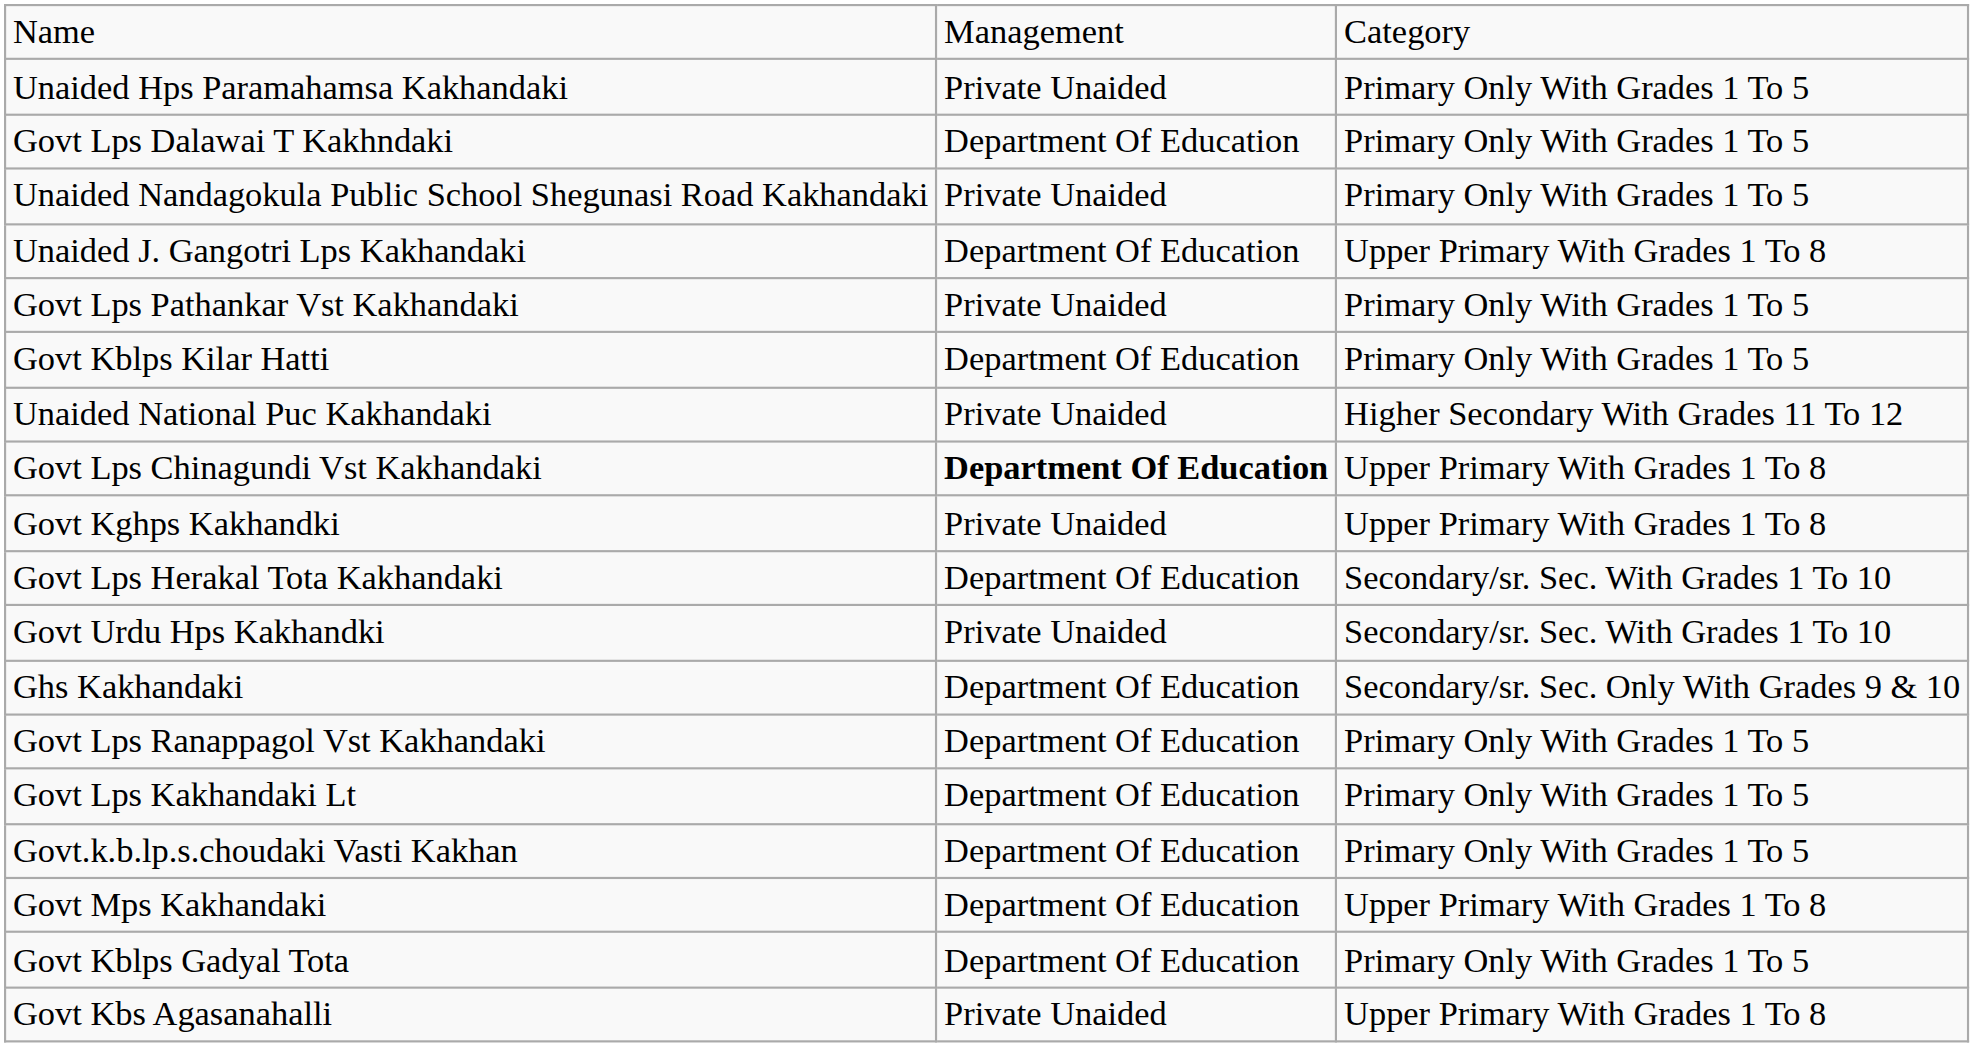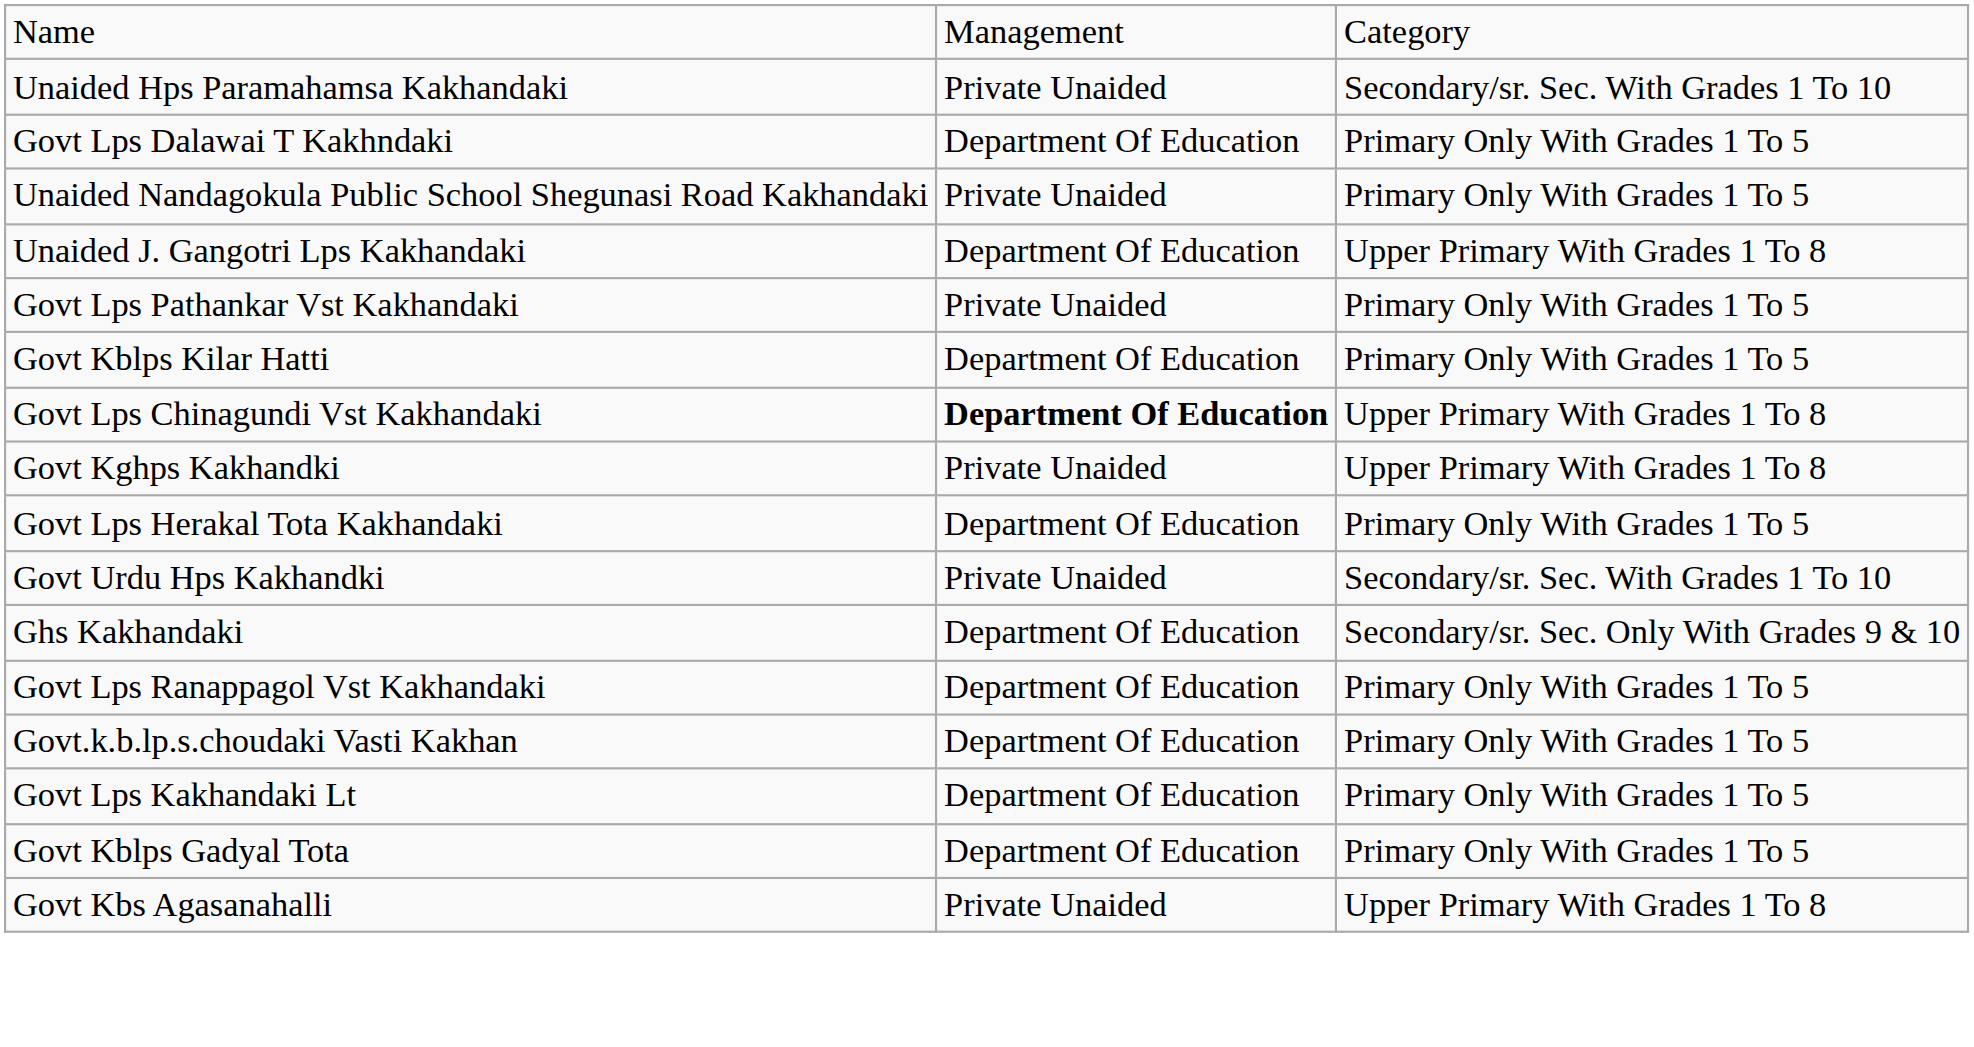(1577, 86) Primary Only With Grades 1 To 5 -> (1618, 86) Secondary/sr. Sec. With Grades 1 To 10
- row: (252, 413)
(1618, 577) Secondary/sr. Sec. With Grades 1 To 10 -> (1577, 522) Primary Only With Grades 1 To 5
rows swapped: (184, 795) <-> (265, 850)
- row: (170, 904)
